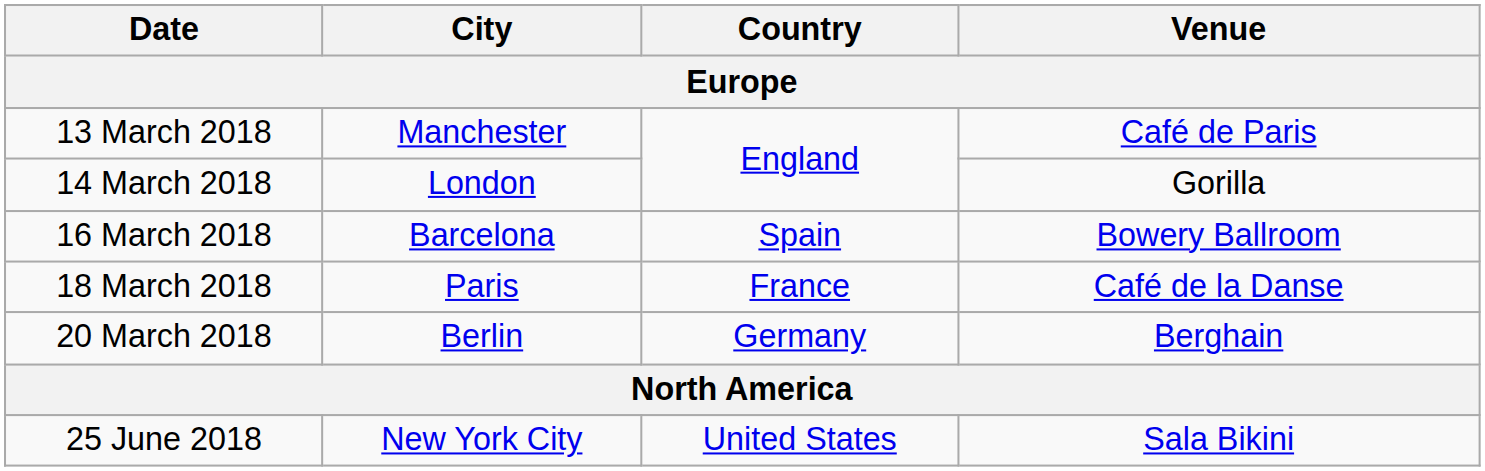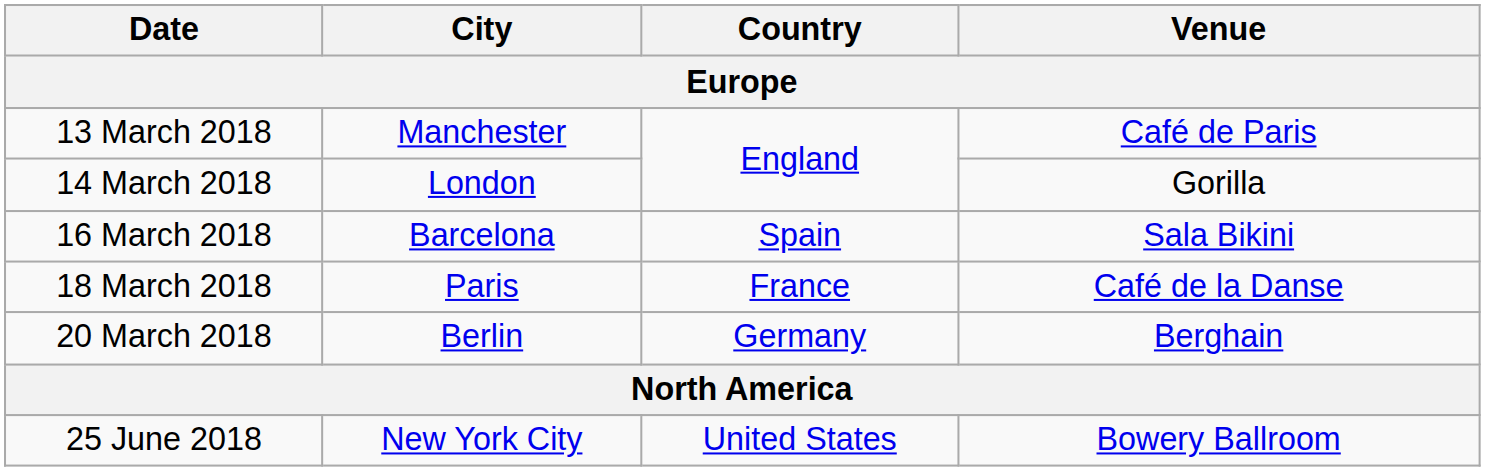(1219, 235) Bowery Ballroom -> (1219, 235) Sala Bikini
(1219, 440) Sala Bikini -> (1219, 440) Bowery Ballroom
